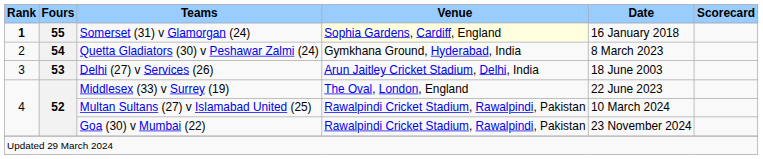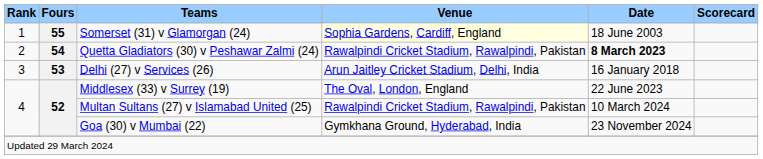(22, 32) bold -> (22, 32) normal
(635, 32) 16 January 2018 -> (627, 32) 18 June 2003
(423, 51) Gymkhana Ground, Hyderabad, India -> (455, 51) Rawalpindi Cricket Stadium, Rawalpindi, Pakistan
(627, 51) normal -> (628, 51) bold
(627, 70) 18 June 2003 -> (635, 70) 16 January 2018
(455, 126) Rawalpindi Cricket Stadium, Rawalpindi, Pakistan -> (423, 126) Gymkhana Ground, Hyderabad, India
